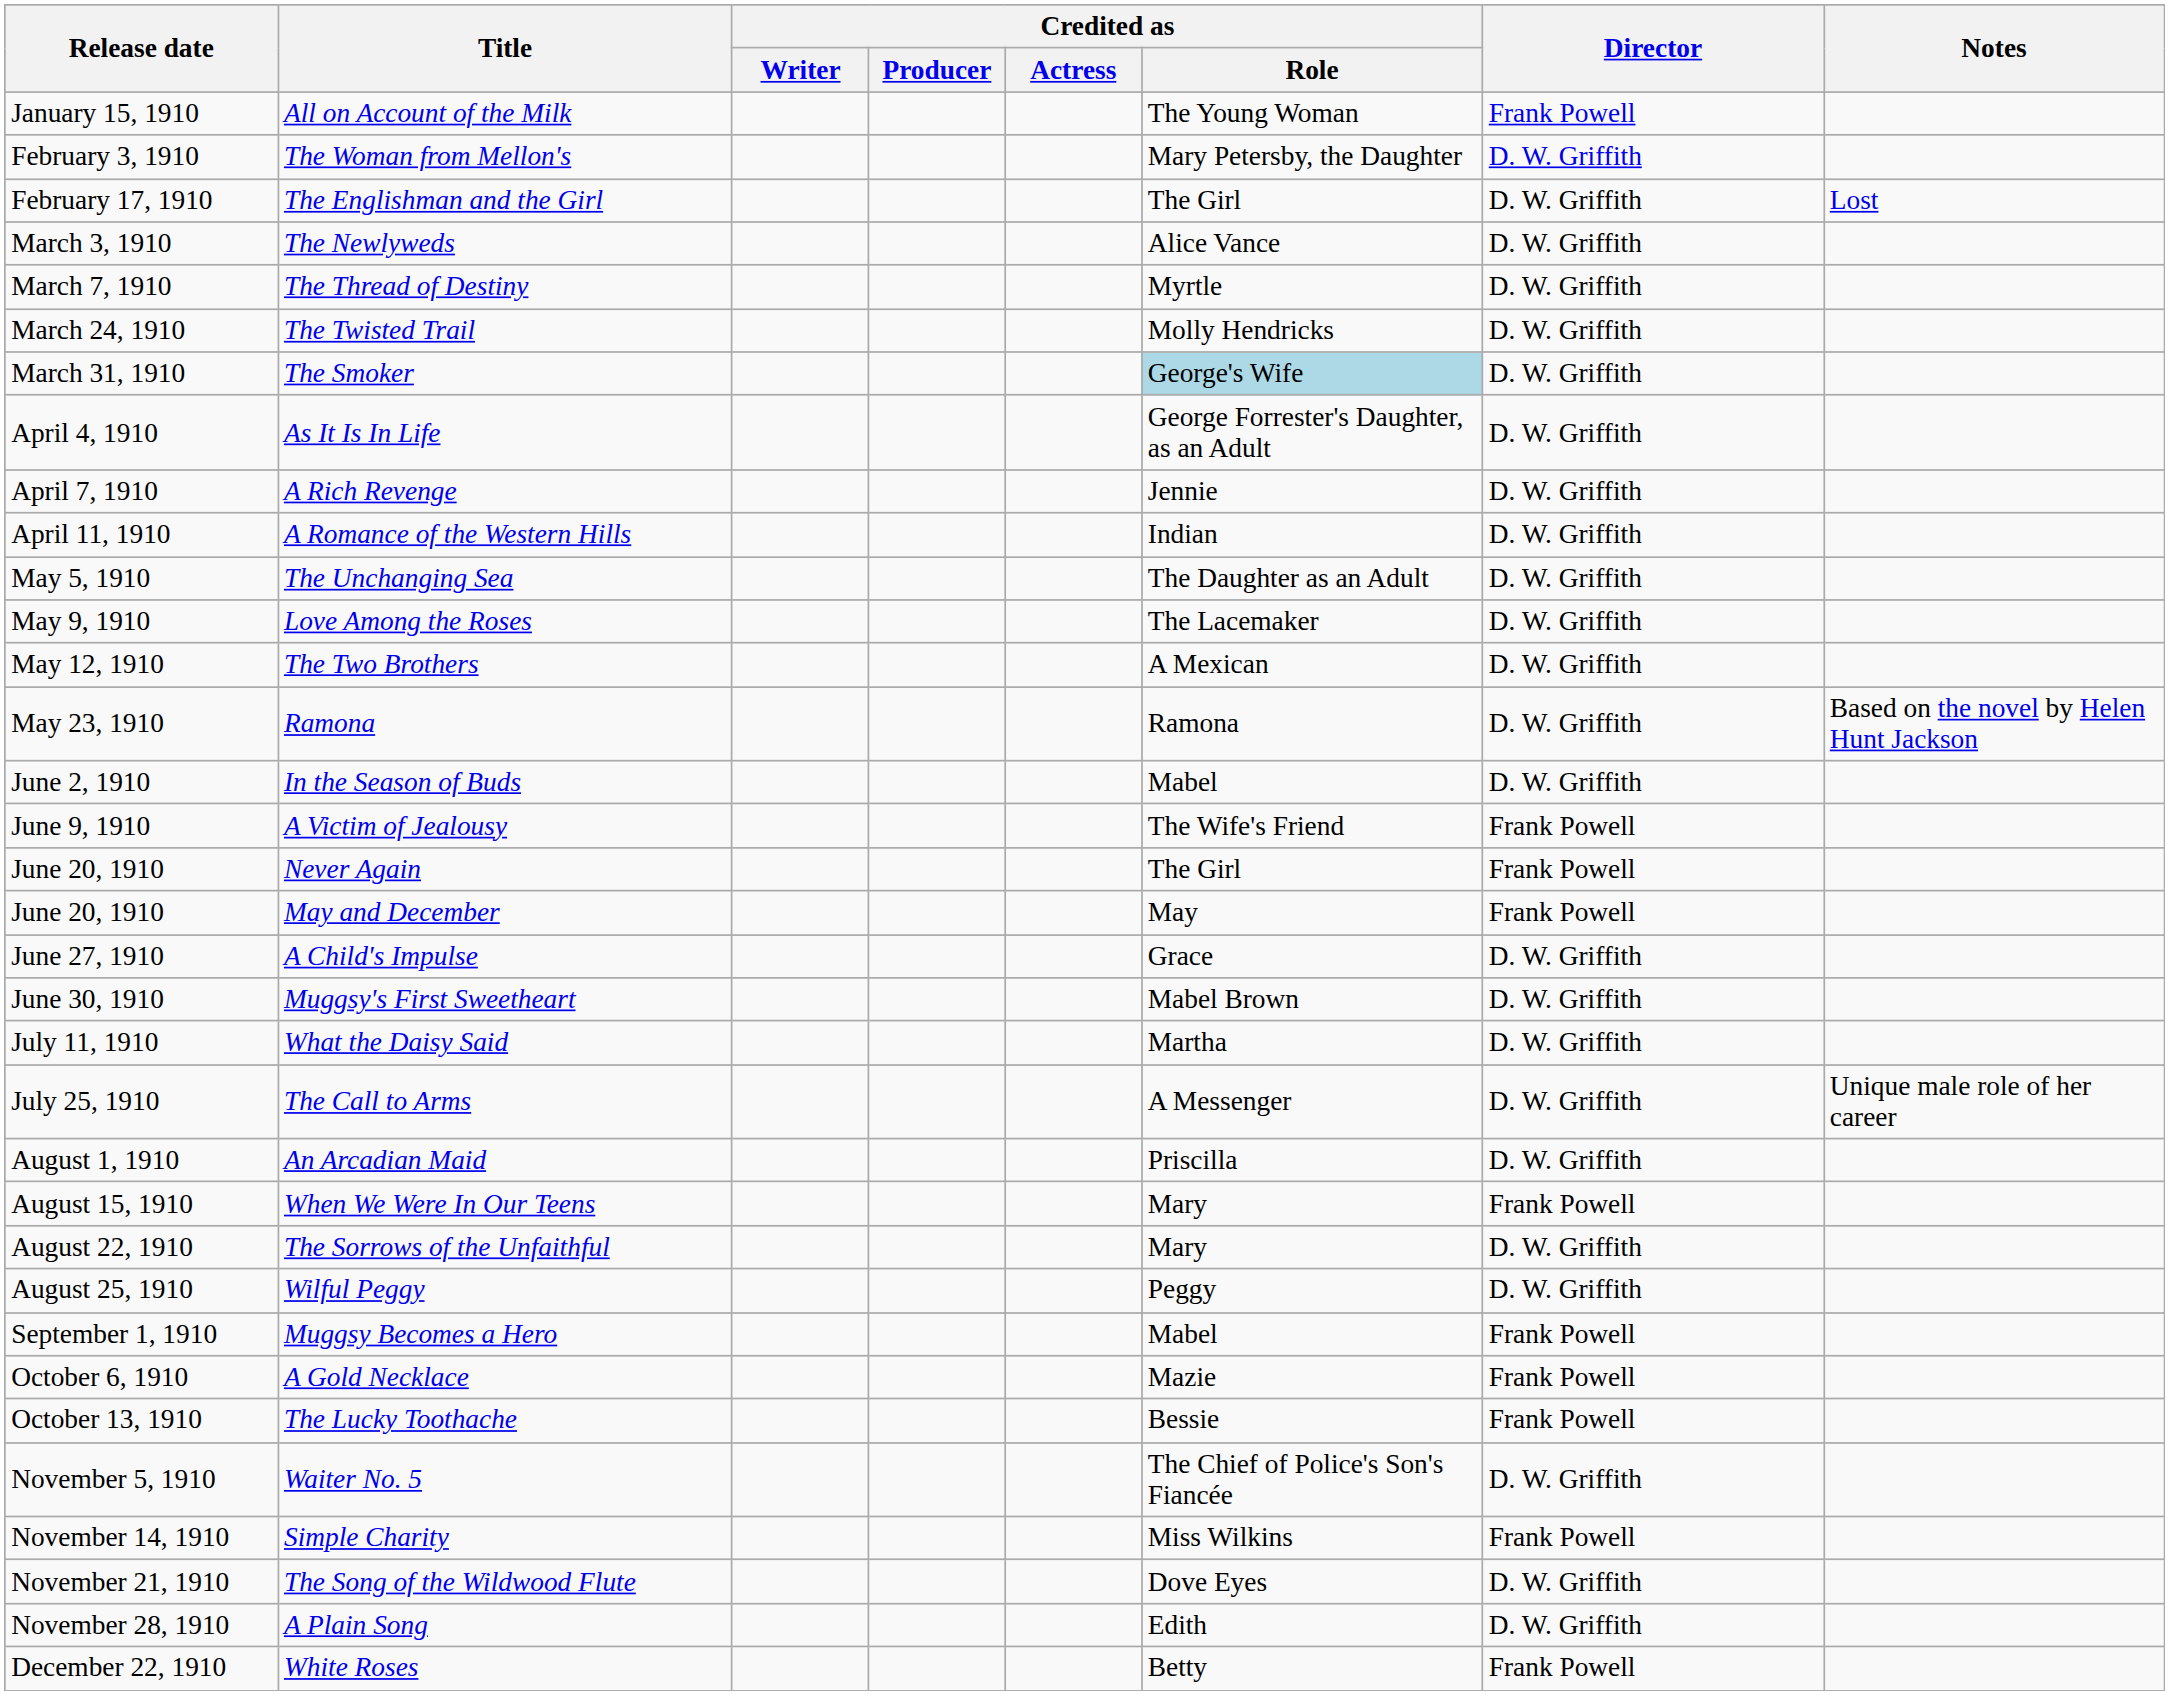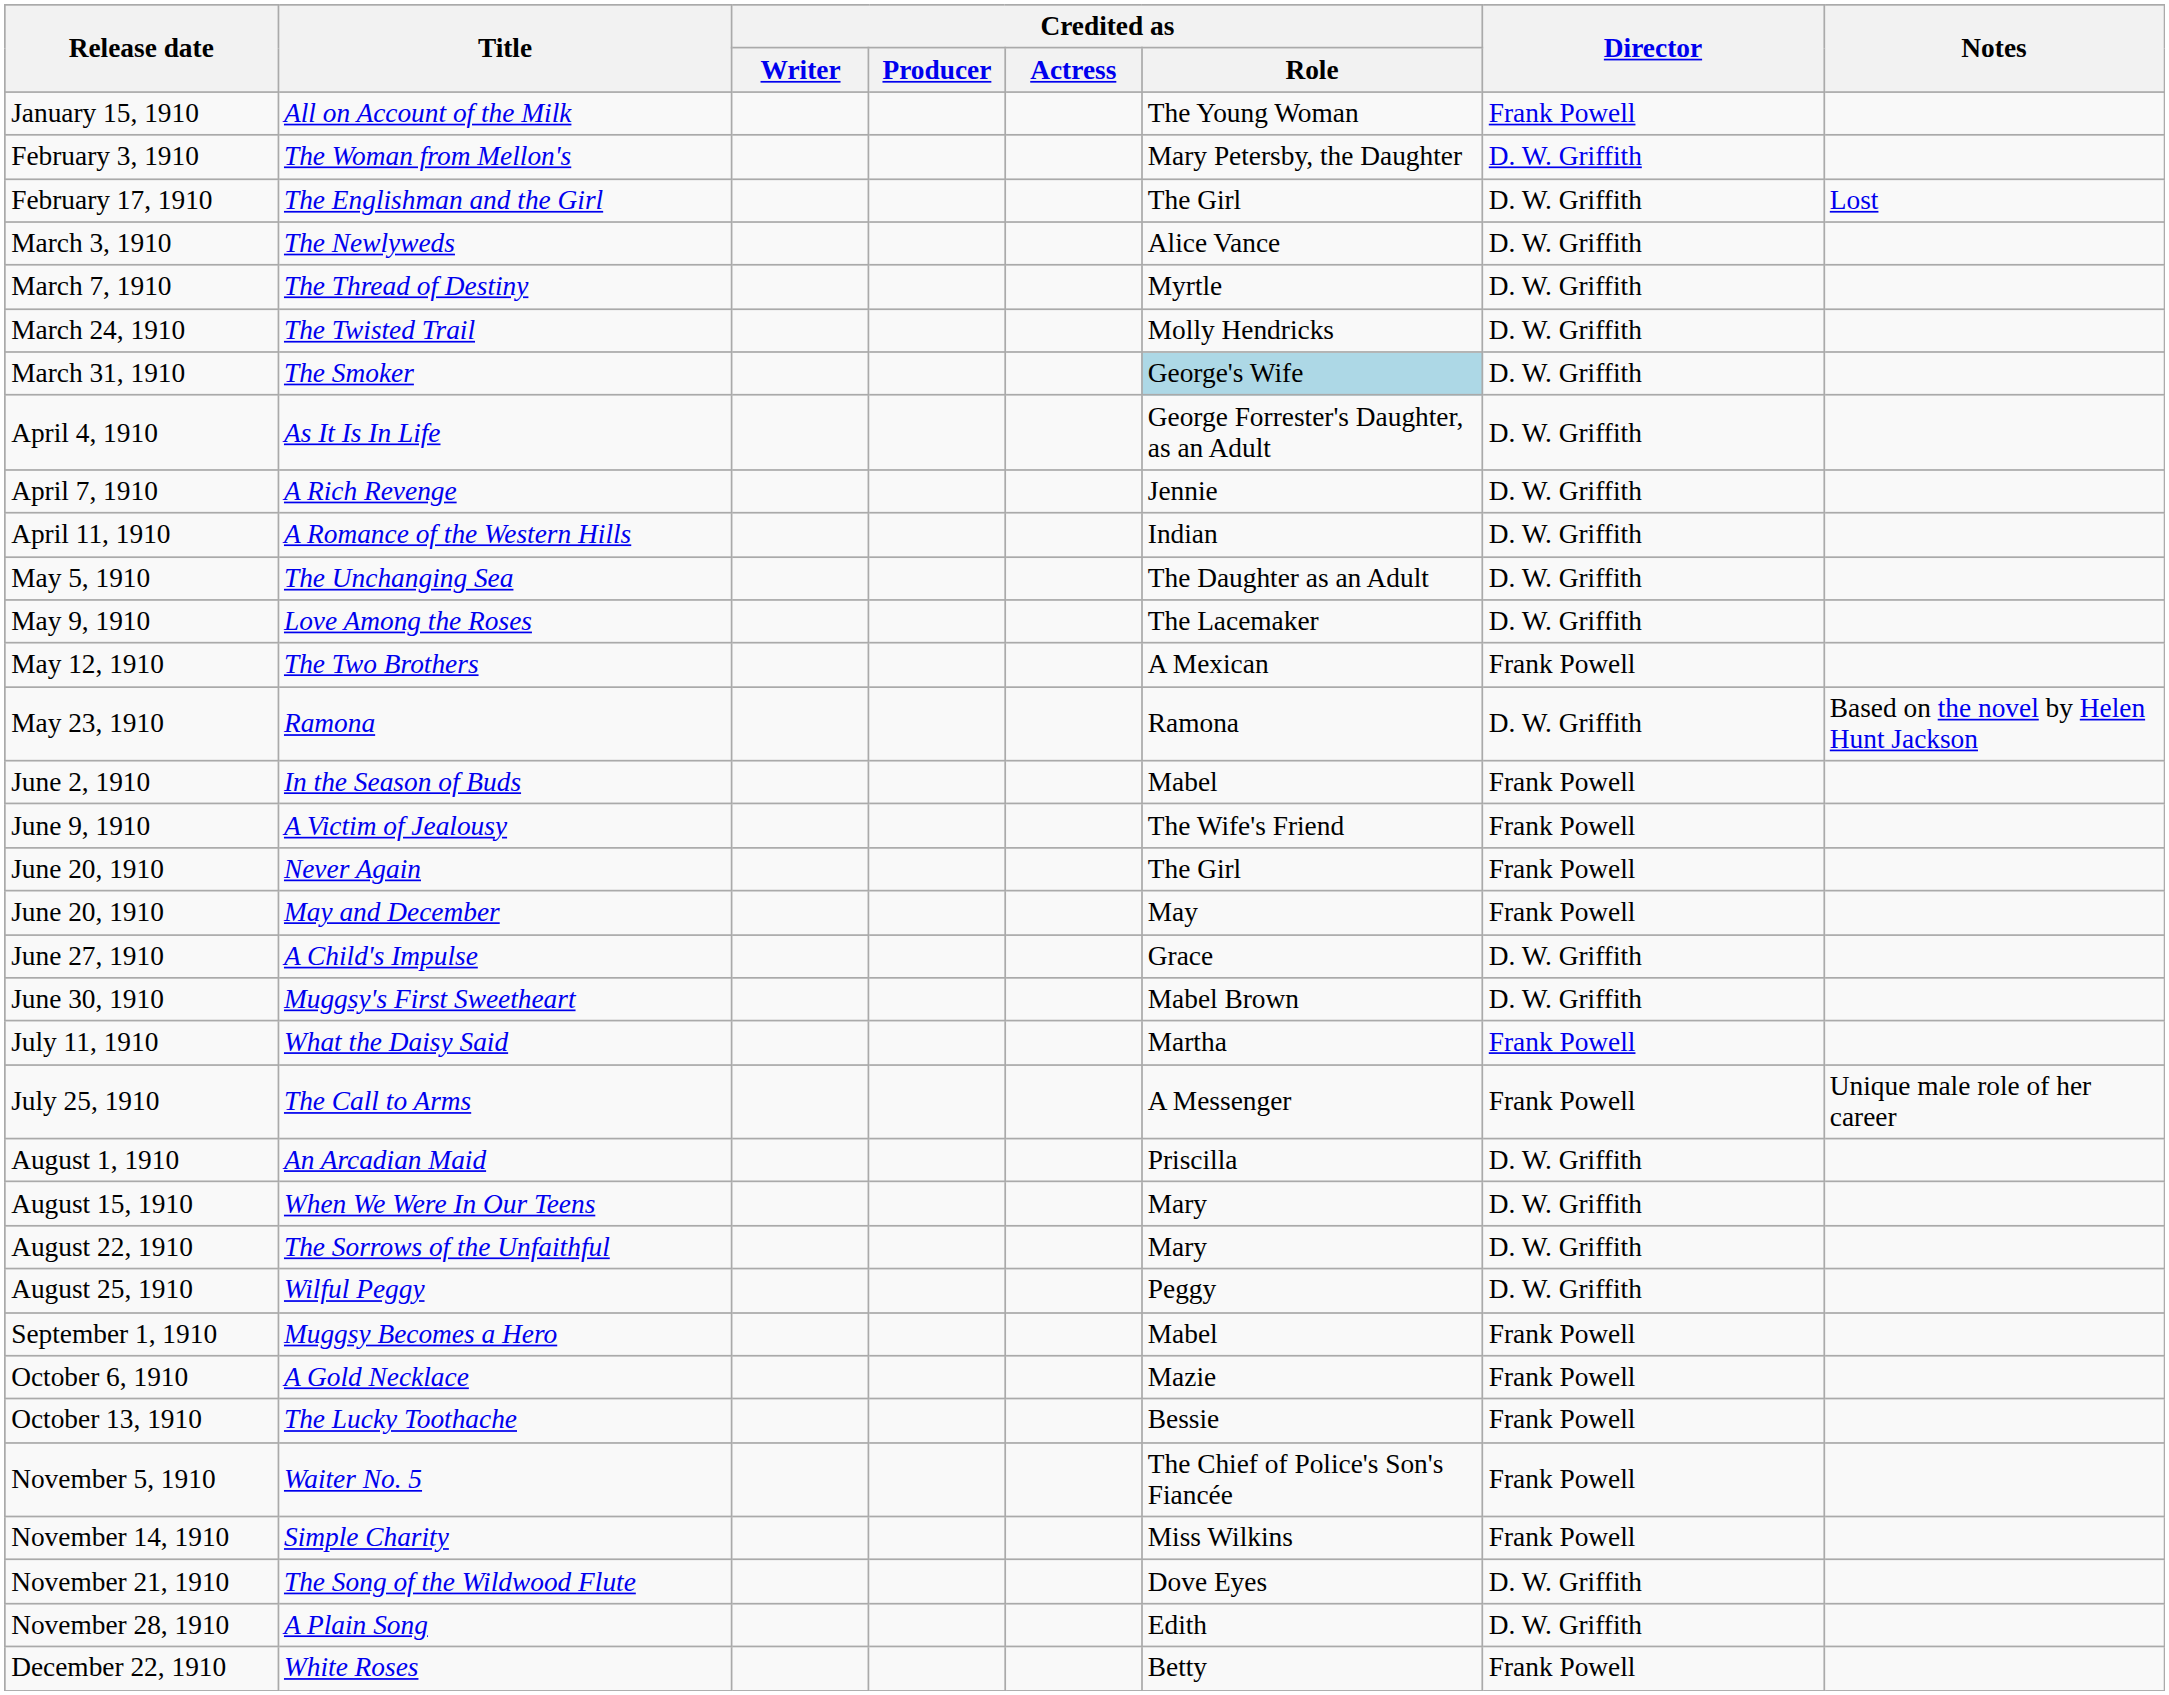(1565, 664) D. W. Griffith -> (1562, 664) Frank Powell
(1565, 782) D. W. Griffith -> (1562, 782) Frank Powell
(1565, 1042) D. W. Griffith -> (1562, 1042) Frank Powell
(1565, 1101) D. W. Griffith -> (1562, 1101) Frank Powell
(1562, 1203) Frank Powell -> (1565, 1203) D. W. Griffith
(1565, 1479) D. W. Griffith -> (1562, 1479) Frank Powell
